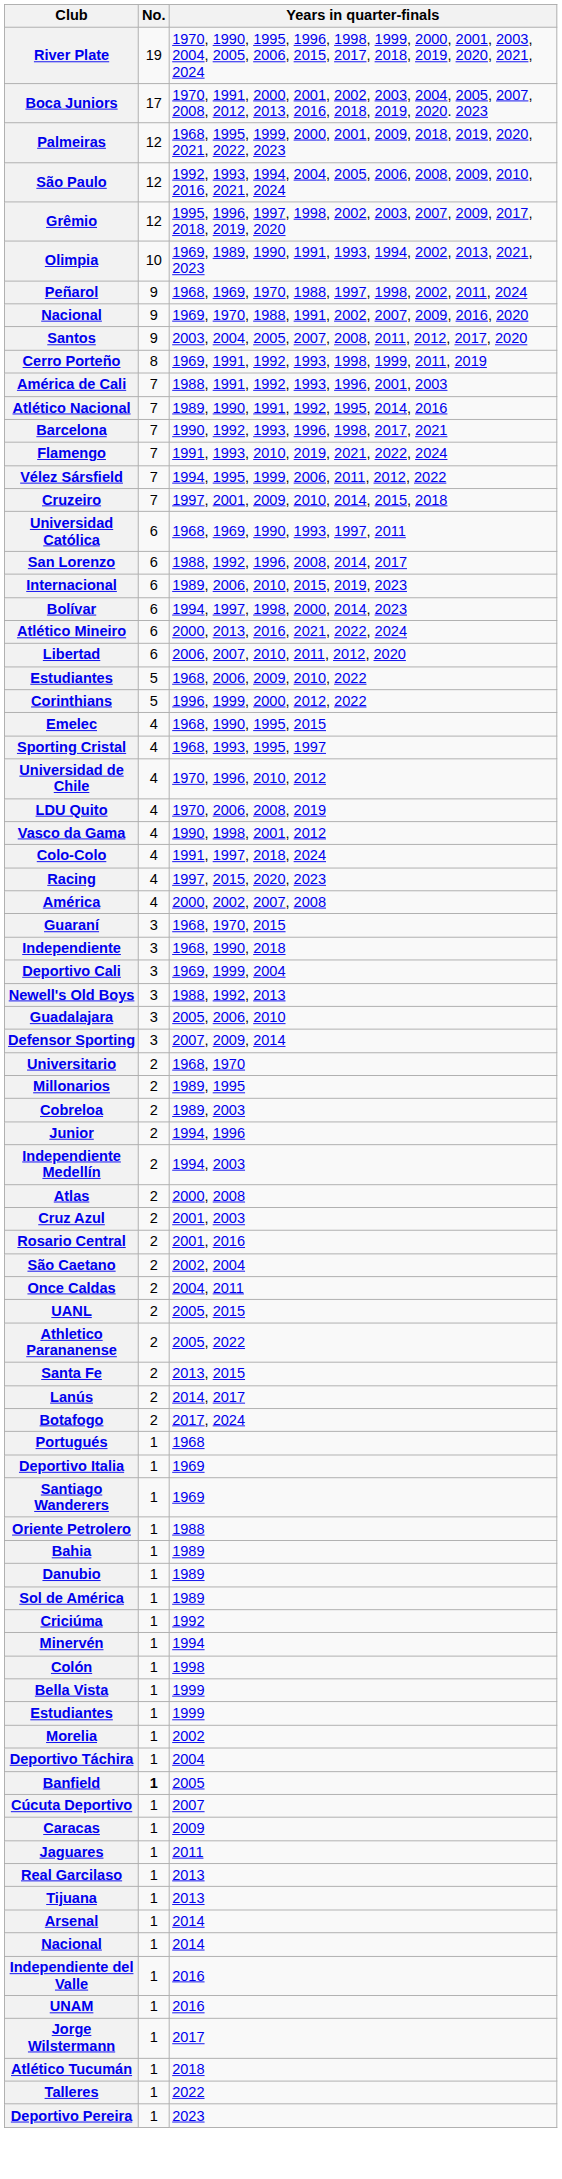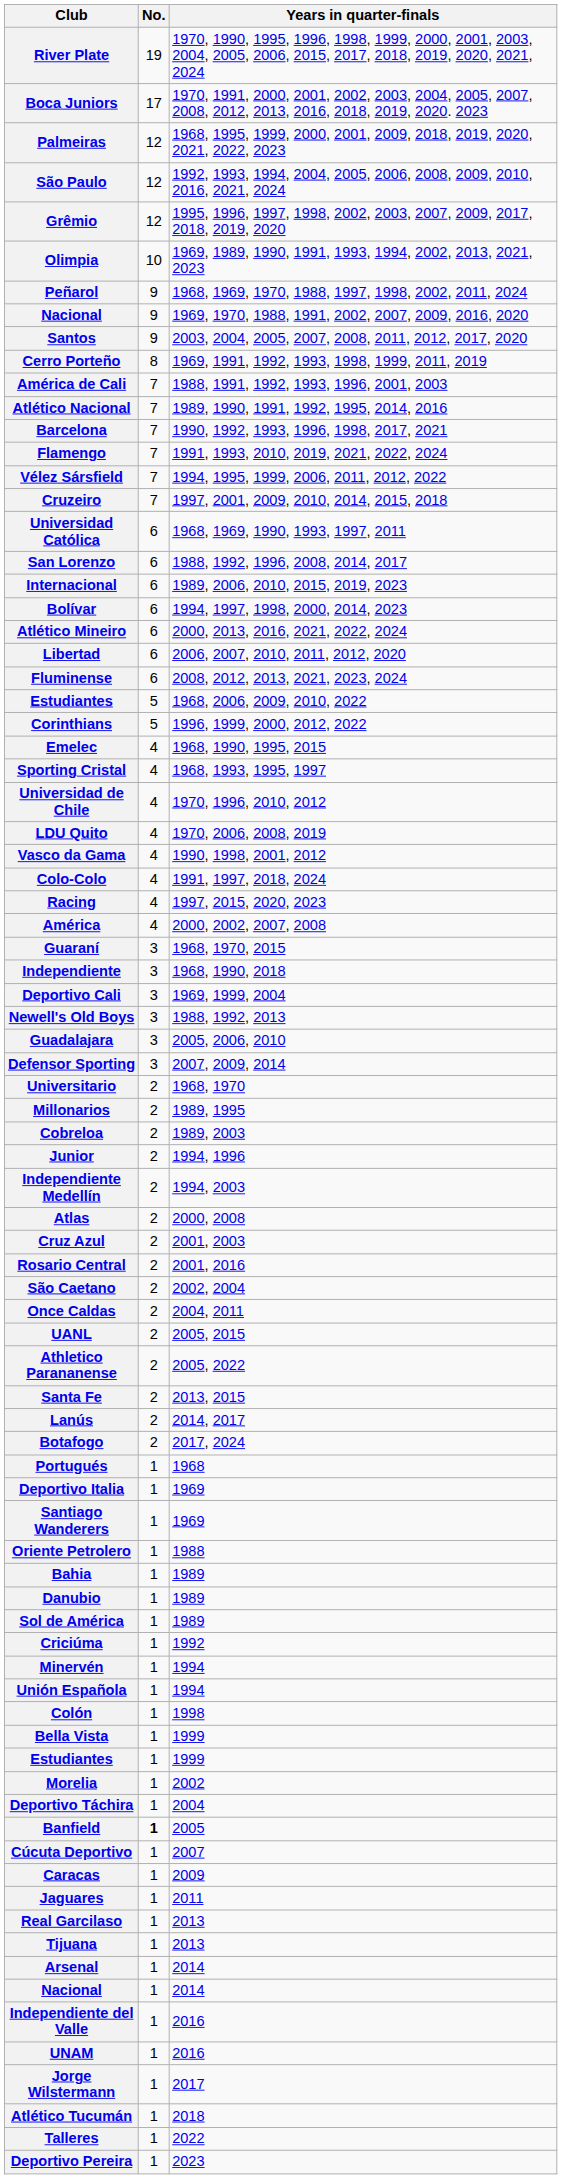+ row: (72, 678)
+ row: (72, 1690)
